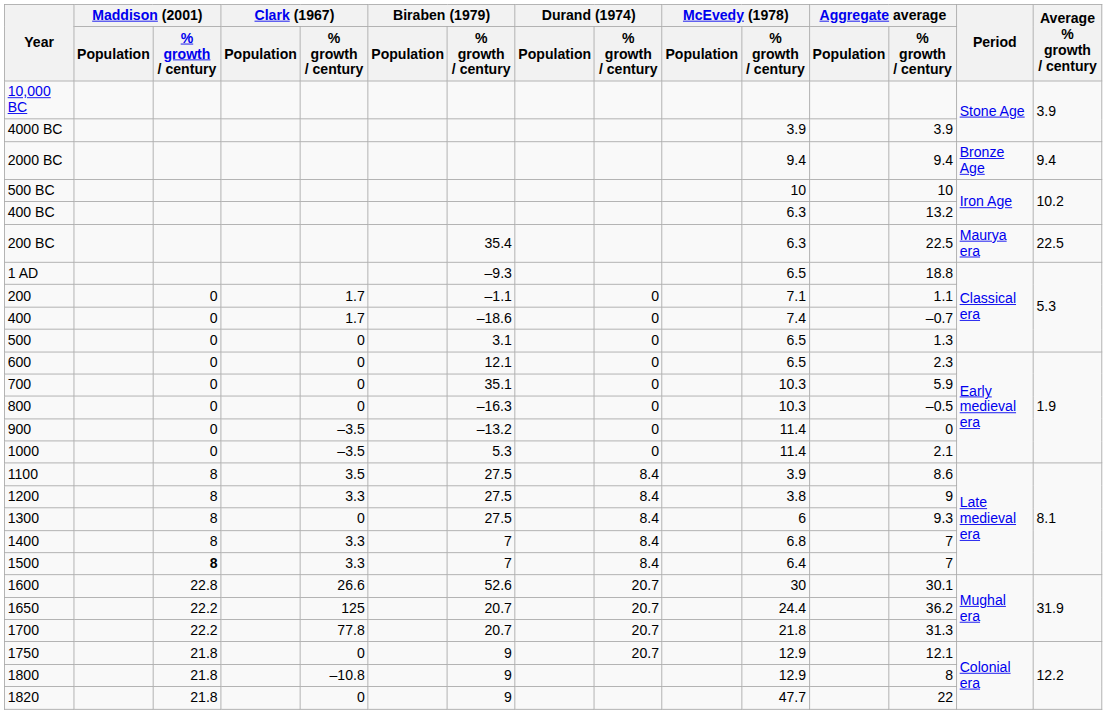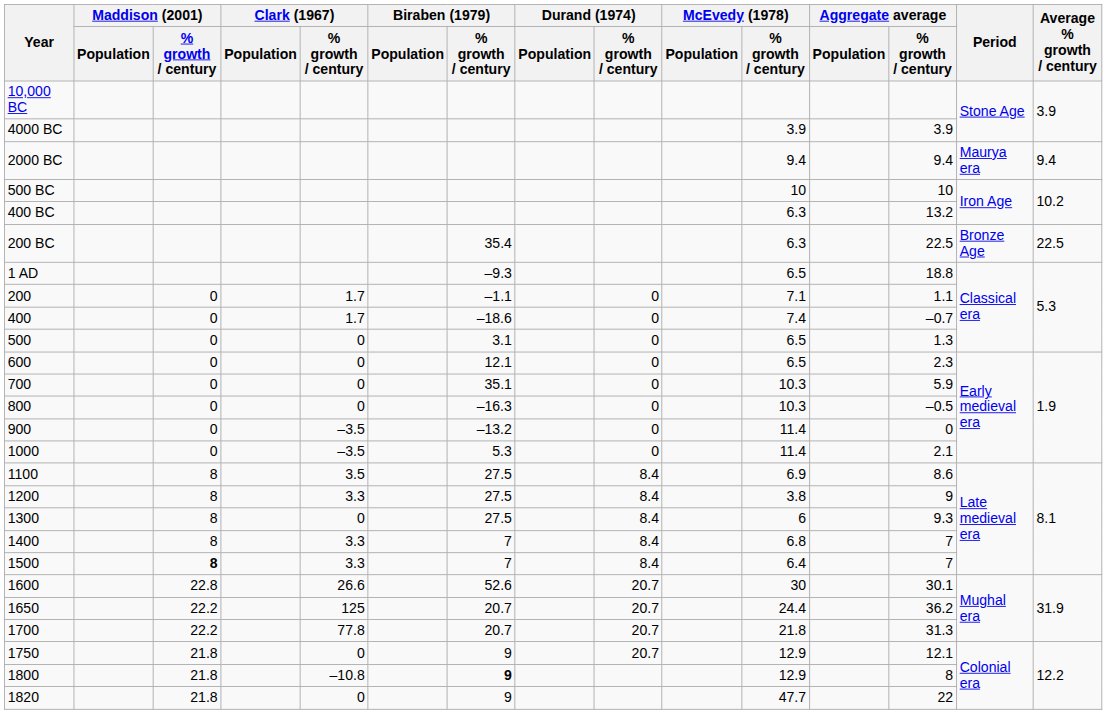(982, 160) Bronze Age -> (983, 160) Maurya era
(983, 243) Maurya era -> (982, 243) Bronze Age
(796, 474) 3.9 -> (796, 474) 6.9
(508, 675) normal -> (508, 675) bold
